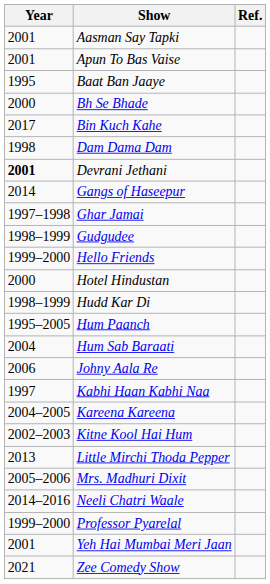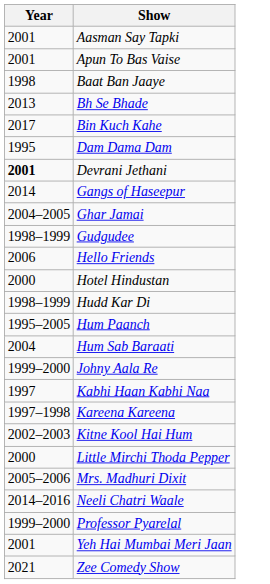- column: (250, 15)
(22, 81) 1995 -> (22, 81) 1998
(22, 103) 2000 -> (22, 103) 2013
(22, 147) 1998 -> (22, 147) 1995
(39, 214) 1997–1998 -> (39, 214) 2004–2005
(39, 258) 1999–2000 -> (22, 258) 2006
(22, 368) 2006 -> (39, 368) 1999–2000
(39, 412) 2004–2005 -> (39, 412) 1997–1998
(22, 457) 2013 -> (22, 457) 2000
